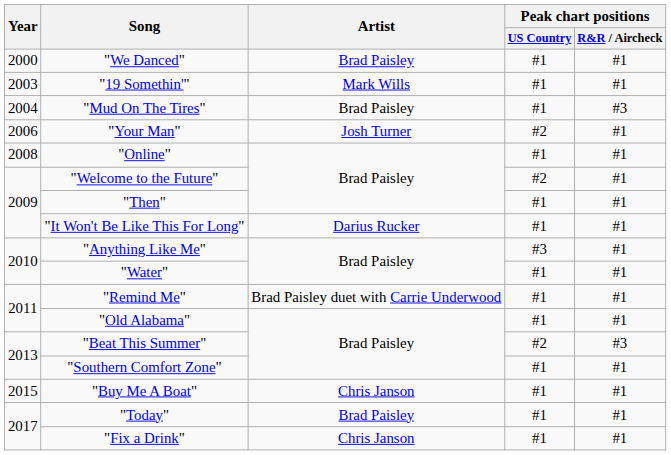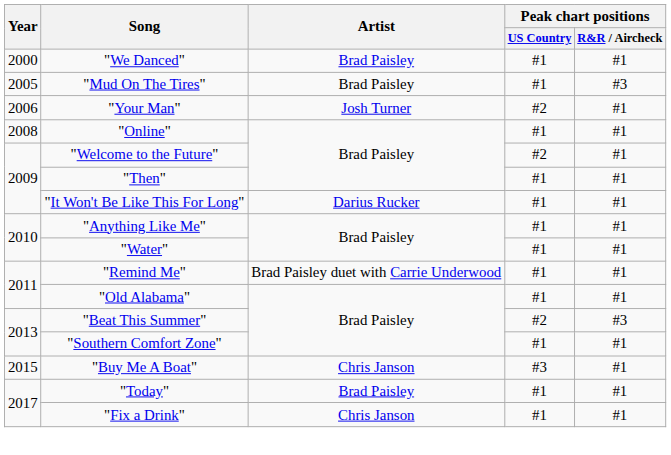- row: (144, 84)
(23, 107) 2004 -> (23, 84) 2005
(540, 249) #3 -> (540, 225) #1
(540, 391) #1 -> (540, 367) #3
